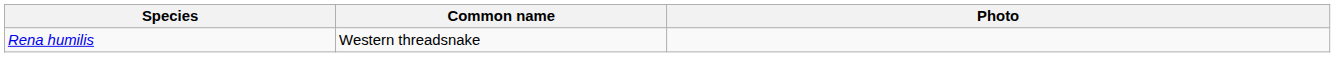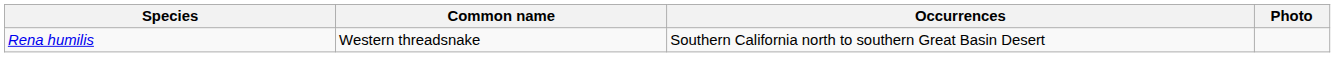+ column: (960, 16)
